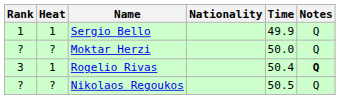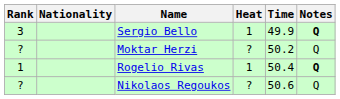columns swapped: (52, 13) <-> (226, 13)
(20, 31) 1 -> (20, 31) 3
(316, 31) normal -> (316, 31) bold
(281, 49) 50.0 -> (281, 49) 50.2
(20, 67) 3 -> (20, 67) 1
(281, 85) 50.5 -> (281, 85) 50.6
